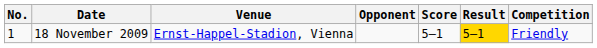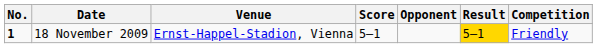columns swapped: (387, 14) <-> (439, 14)
(11, 33) normal -> (11, 33) bold
